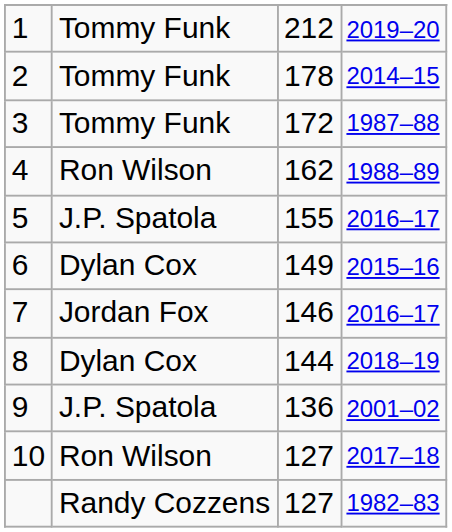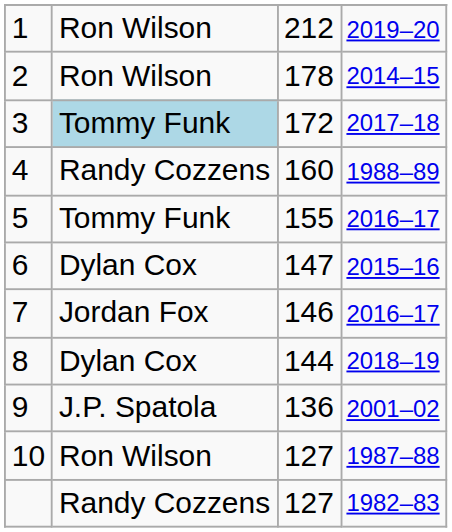(145, 28) Tommy Funk -> (135, 28) Ron Wilson
(145, 75) Tommy Funk -> (135, 75) Ron Wilson
(145, 123) no background -> (145, 123) lightblue background
(393, 124) 1987–88 -> (393, 124) 2017–18
(135, 170) Ron Wilson -> (165, 170) Randy Cozzens
(309, 170) 162 -> (309, 170) 160
(138, 218) J.P. Spatola -> (145, 218) Tommy Funk
(309, 265) 149 -> (309, 265) 147
(393, 456) 2017–18 -> (393, 456) 1987–88
